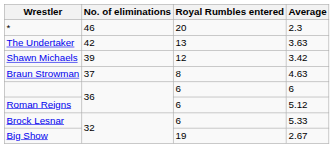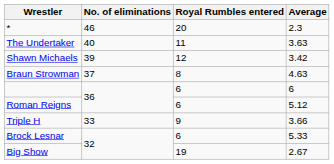(89, 43) 42 -> (89, 43) 40
(181, 43) 13 -> (181, 43) 11
+ row: (23, 120)
